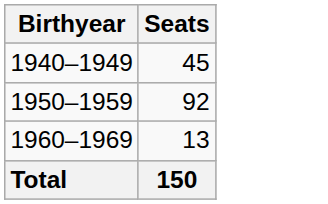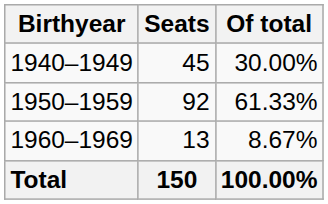+ column: (269, 23)
